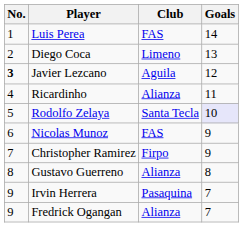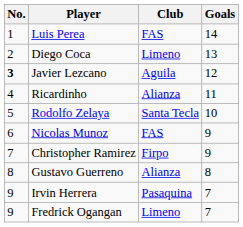(211, 113) lavender background -> (211, 113) no background
(161, 212) Alianza -> (161, 212) Limeno
